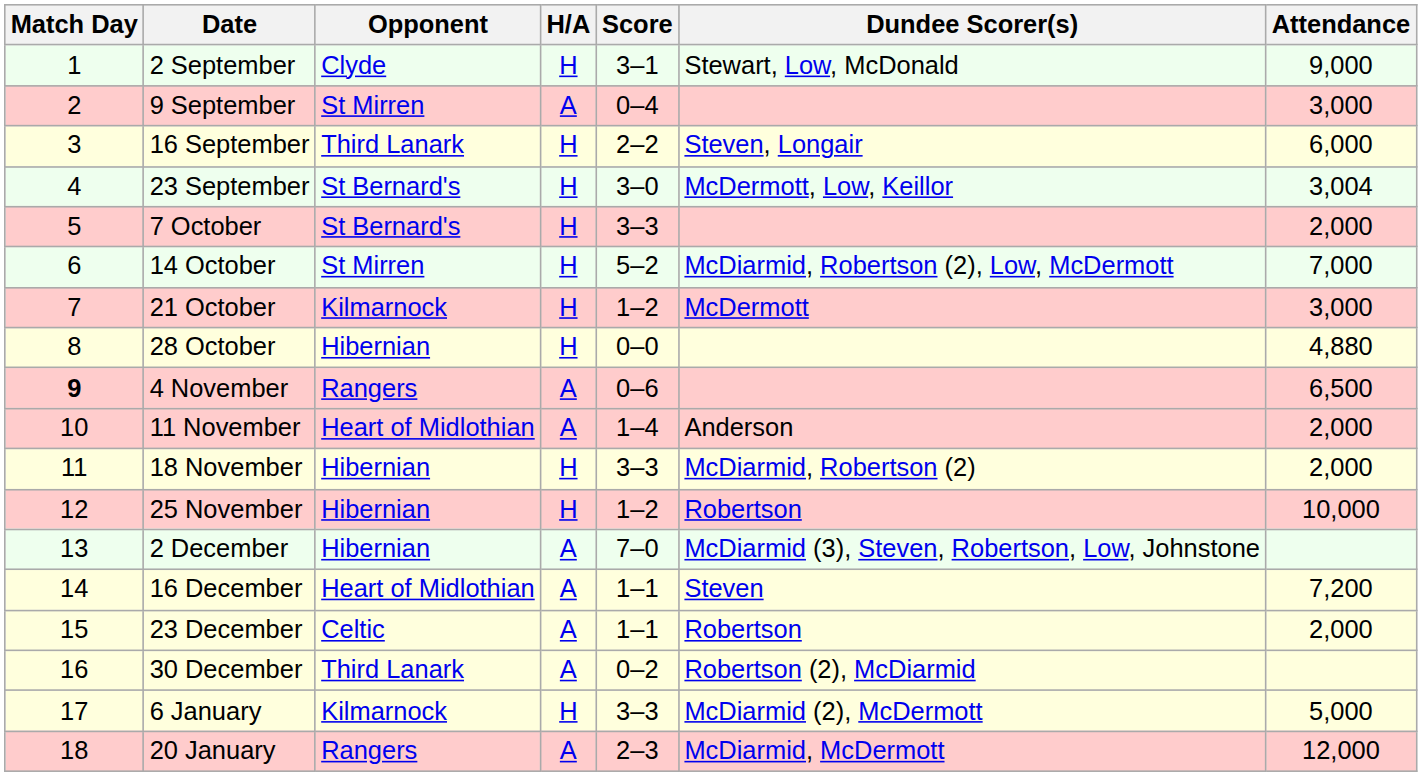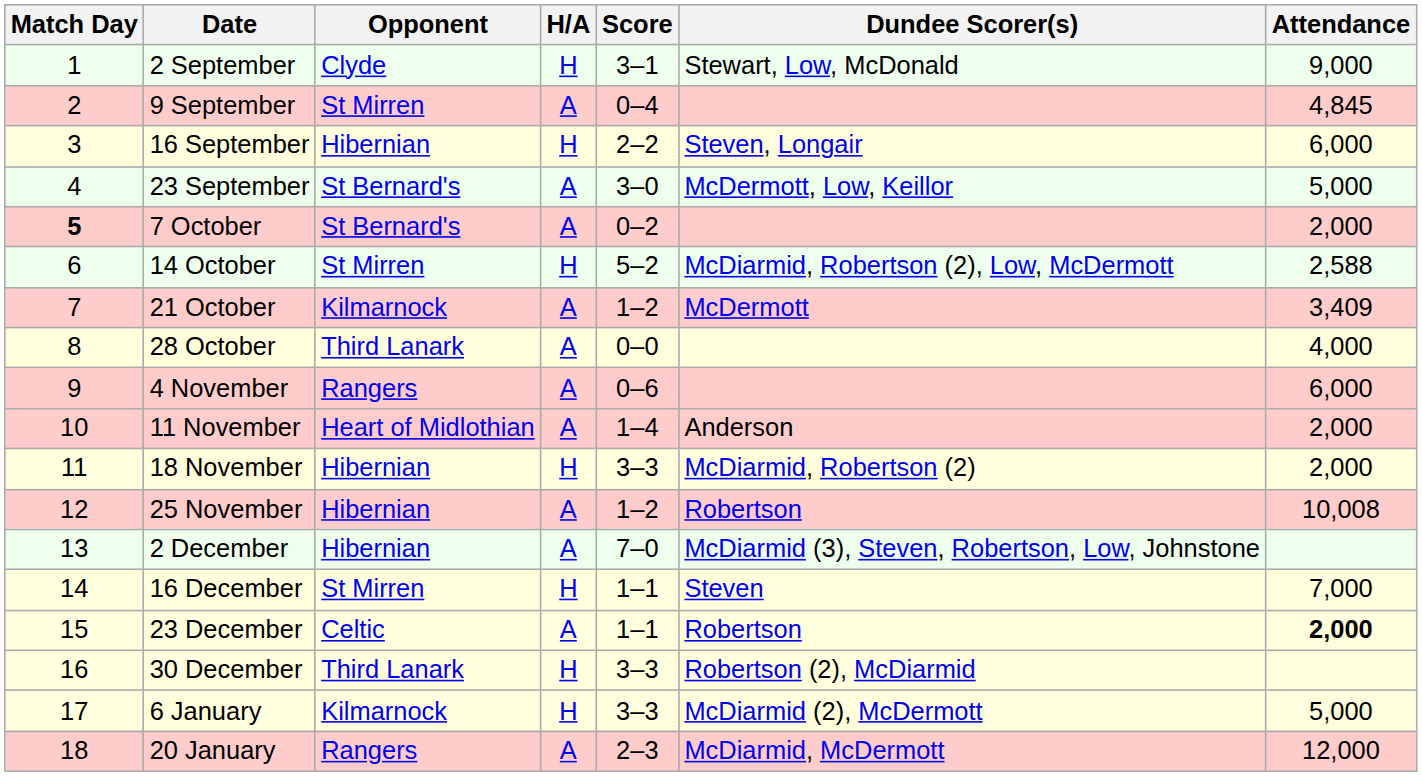(1341, 105) 3,000 -> (1341, 105) 4,845
(393, 145) Third Lanark -> (376, 145) Hibernian
(568, 186) H -> (568, 186) A
(1341, 186) 3,004 -> (1341, 186) 5,000
(74, 226) normal -> (74, 226) bold
(568, 226) H -> (568, 226) A
(637, 226) 3–3 -> (637, 226) 0–2
(1341, 266) 7,000 -> (1341, 266) 2,588
(568, 307) H -> (568, 307) A
(1341, 307) 3,000 -> (1341, 307) 3,409
(376, 347) Hibernian -> (393, 347) Third Lanark
(568, 347) H -> (568, 347) A
(1341, 347) 4,880 -> (1341, 347) 4,000
(74, 387) bold -> (74, 387) normal
(1341, 387) 6,500 -> (1341, 387) 6,000
(568, 508) H -> (568, 508) A
(1341, 508) 10,000 -> (1341, 508) 10,008
(428, 589) Heart of Midlothian -> (373, 589) St Mirren
(568, 589) A -> (568, 589) H
(1341, 589) 7,200 -> (1341, 589) 7,000
(1341, 629) normal -> (1341, 629) bold
(568, 670) A -> (568, 670) H
(637, 670) 0–2 -> (637, 670) 3–3
